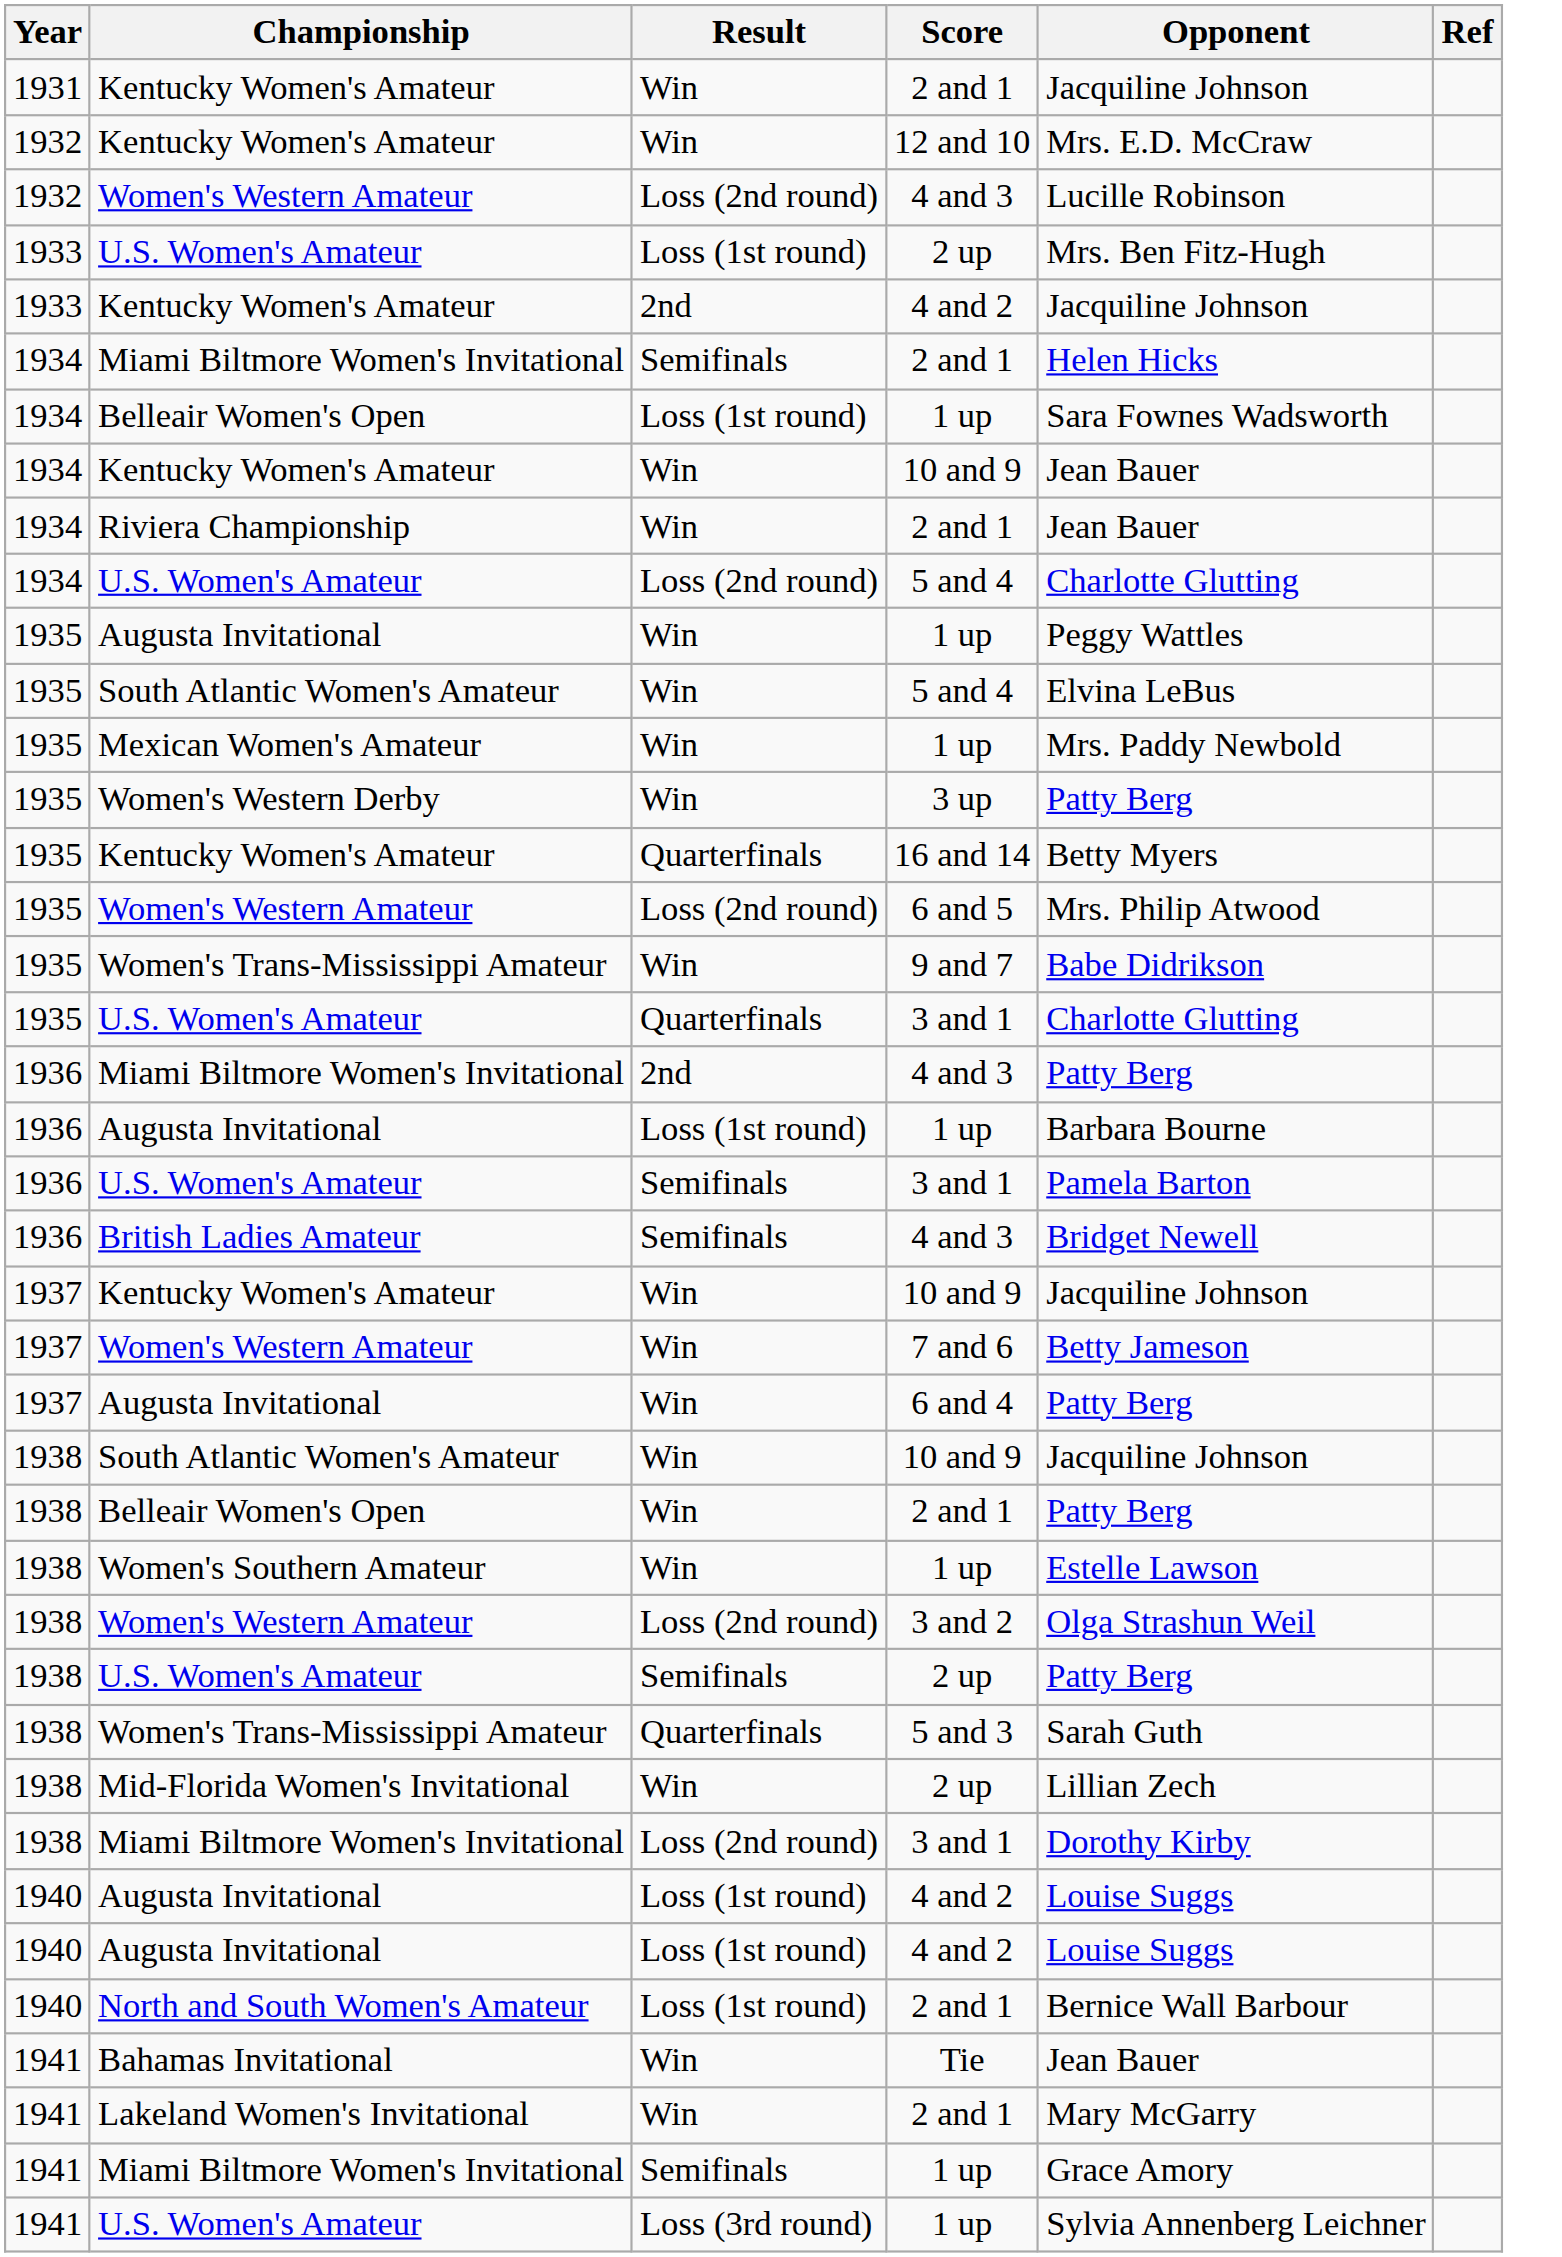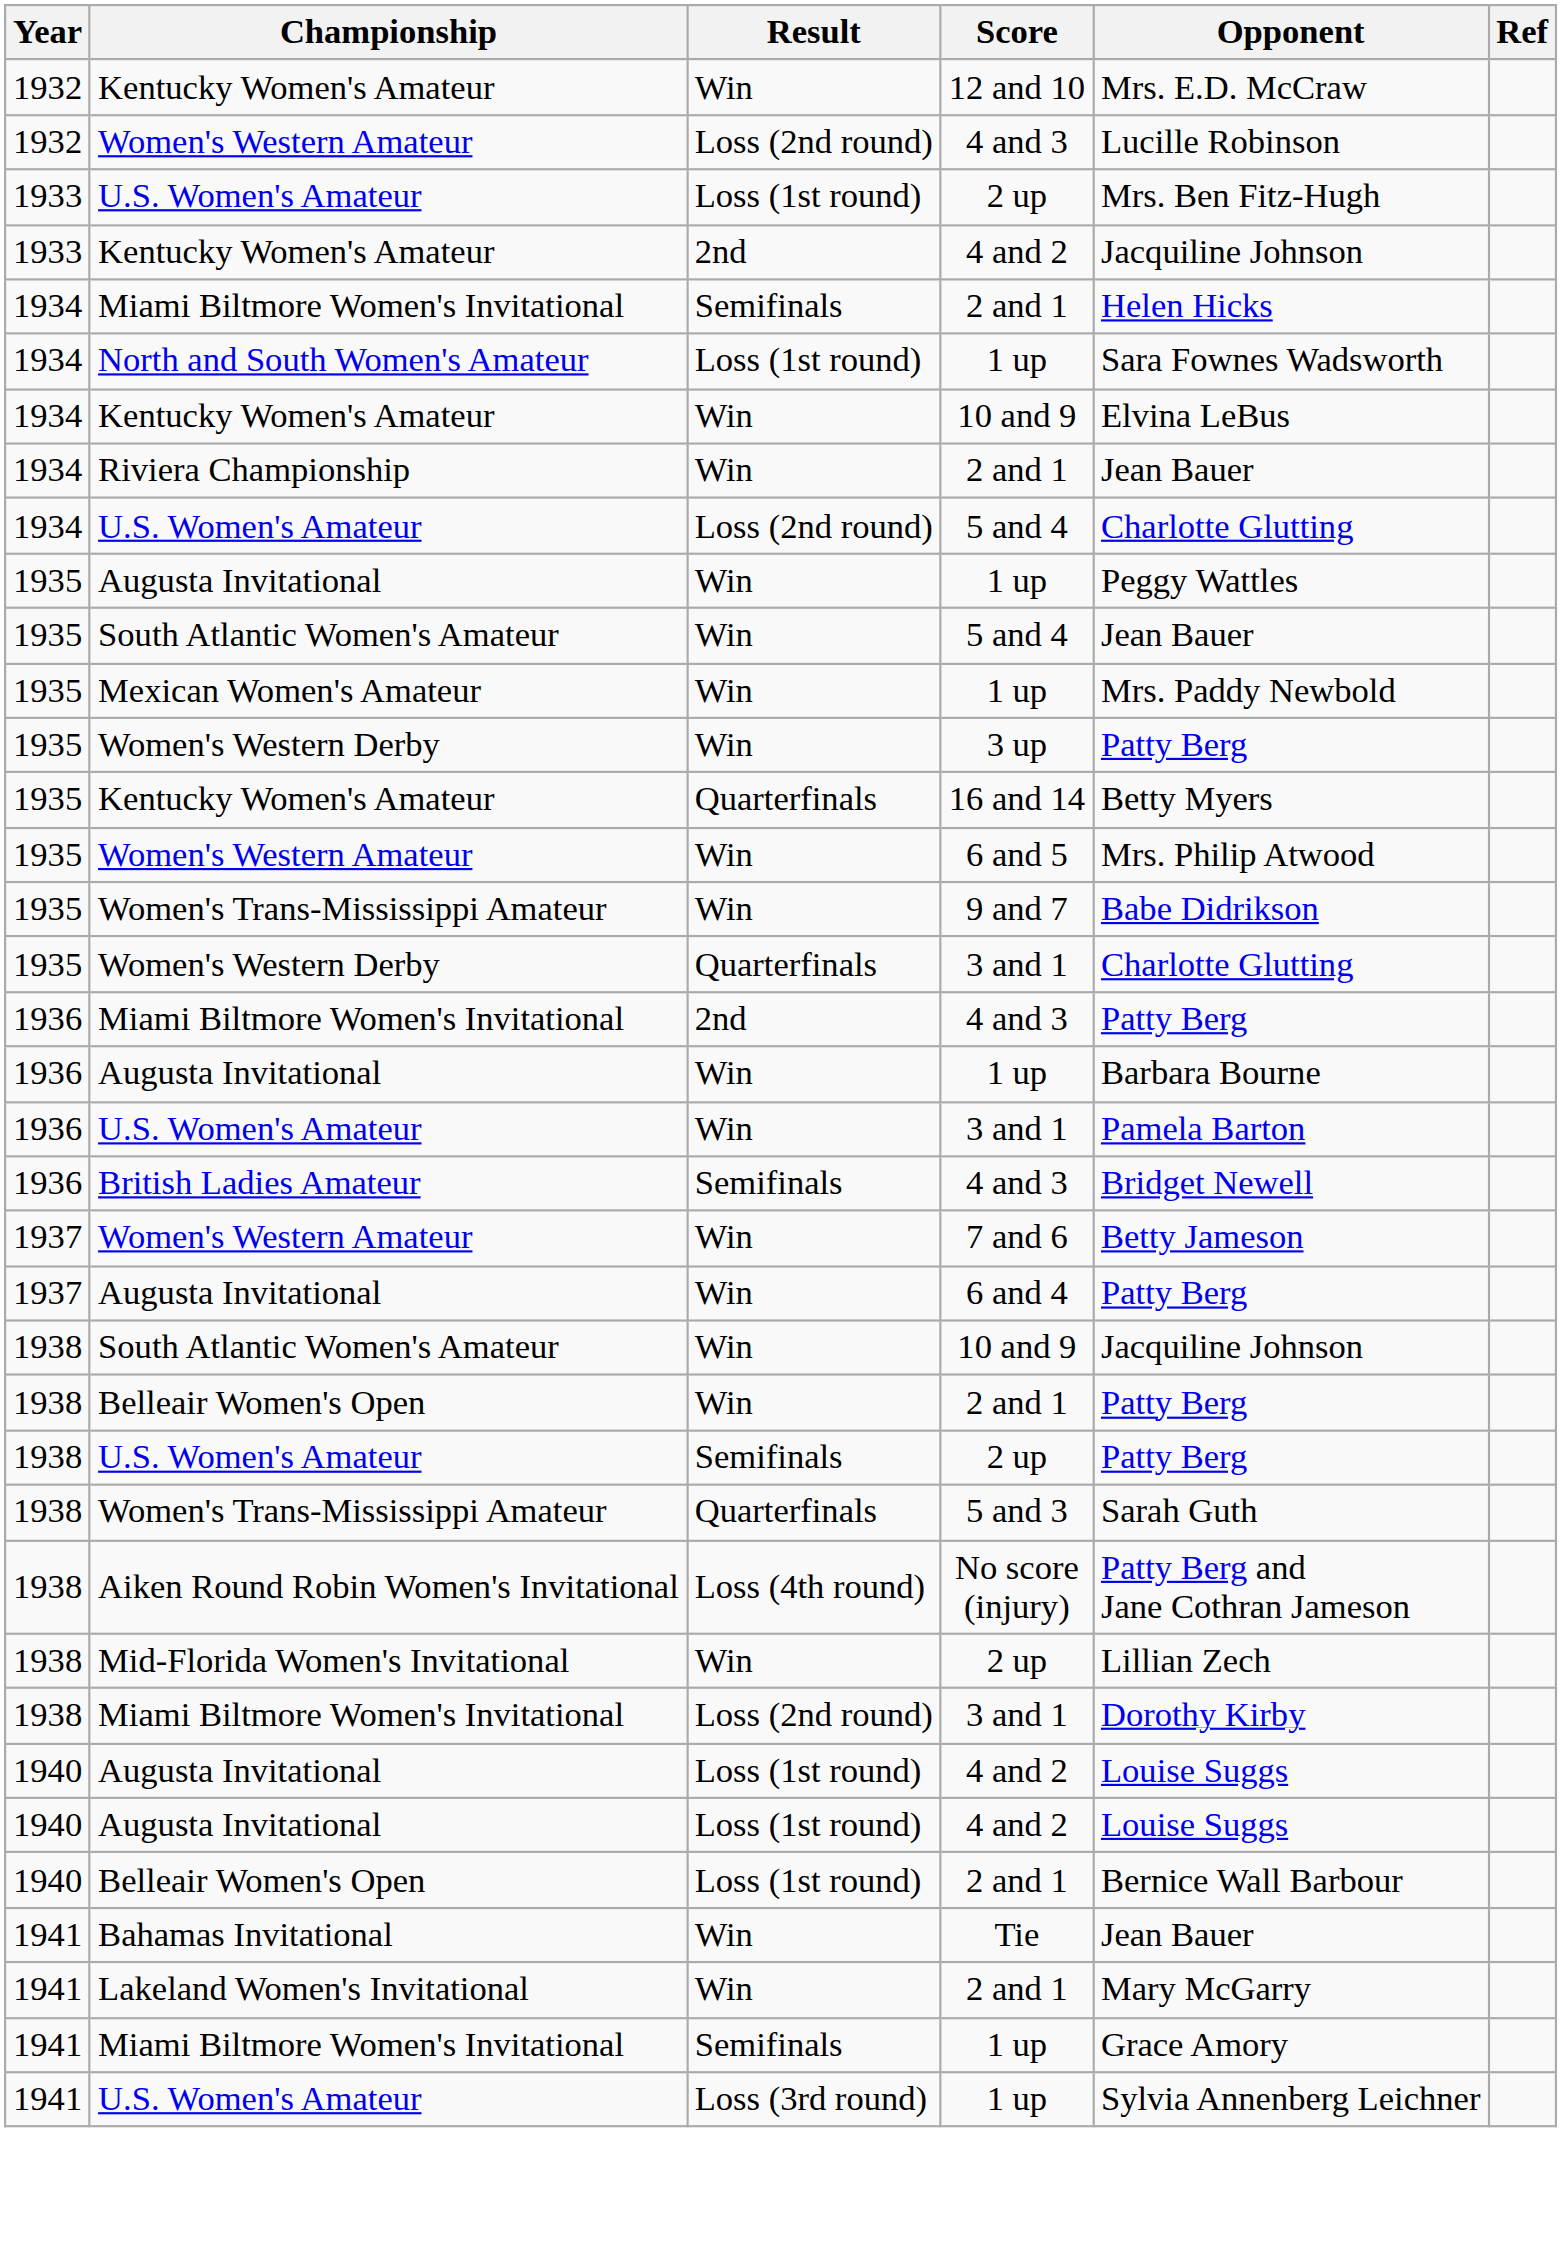- row: (48, 86)
(262, 415) Belleair Women's Open -> (343, 360) North and South Women's Amateur
(1123, 470) Jean Bauer -> (1196, 415) Elvina LeBus
(1141, 689) Elvina LeBus -> (1177, 634) Jean Bauer
(759, 908) Loss (2nd round) -> (724, 854) Win
(260, 1018) U.S. Women's Amateur -> (269, 963) Women's Western Derby
(753, 1128) Loss (1st round) -> (724, 1073) Win
(714, 1182) Semifinals -> (724, 1128) Win
- row: (48, 1292)
- row: (48, 1566)
- row: (48, 1621)
+ row: (48, 1586)
(343, 2005) North and South Women's Amateur -> (262, 1879) Belleair Women's Open
